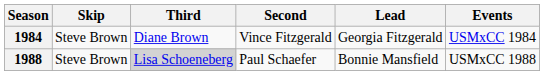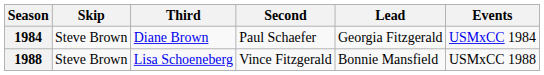(285, 37) Vince Fitzgerald -> (278, 37) Paul Schaefer
(183, 59) lightgrey background -> (183, 59) no background
(278, 59) Paul Schaefer -> (285, 59) Vince Fitzgerald
